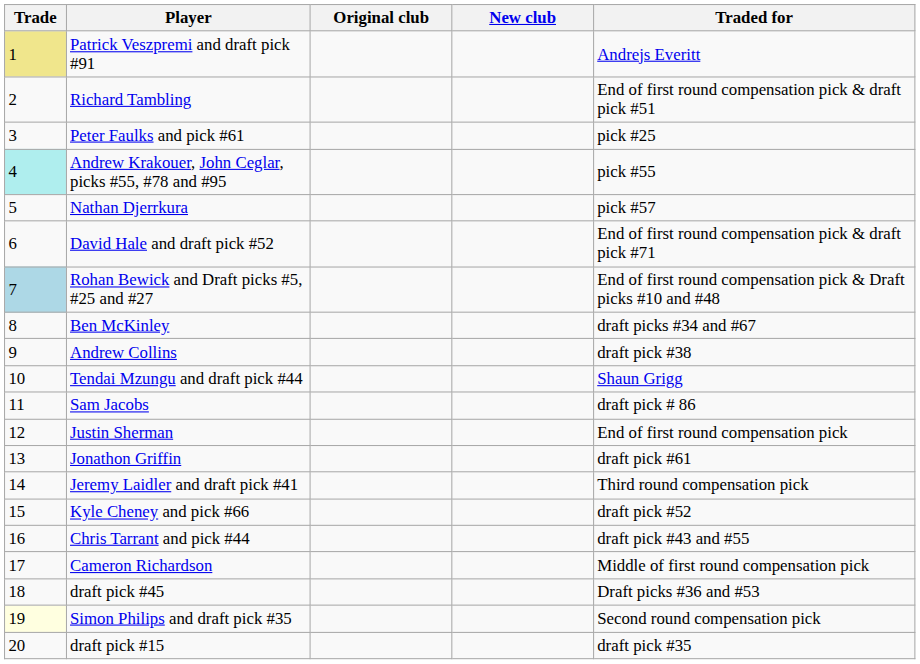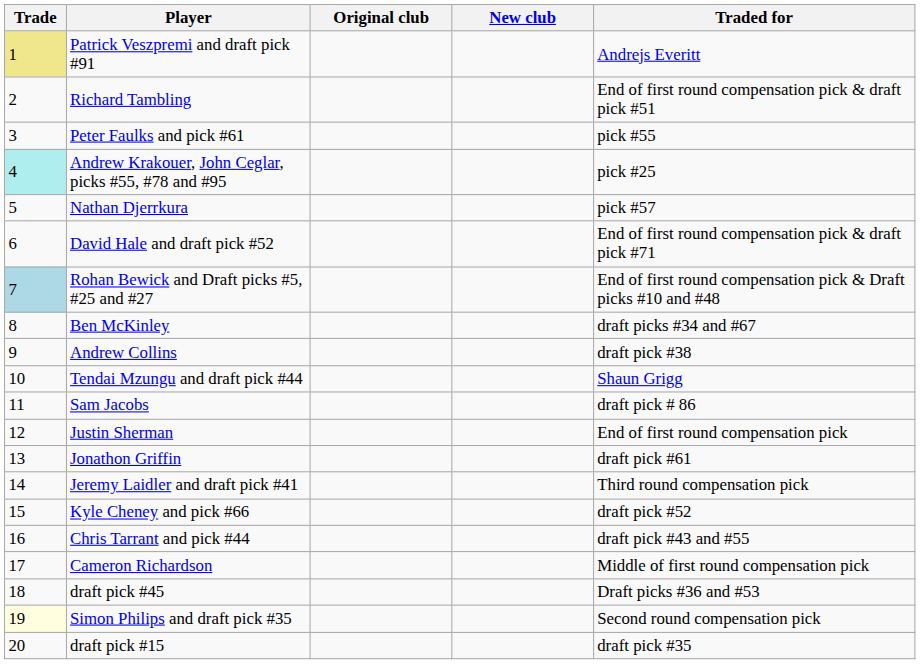(626, 135) pick #25 -> (626, 135) pick #55
(626, 171) pick #55 -> (626, 171) pick #25
